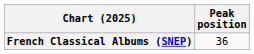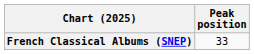(222, 41) 36 -> (222, 41) 33
